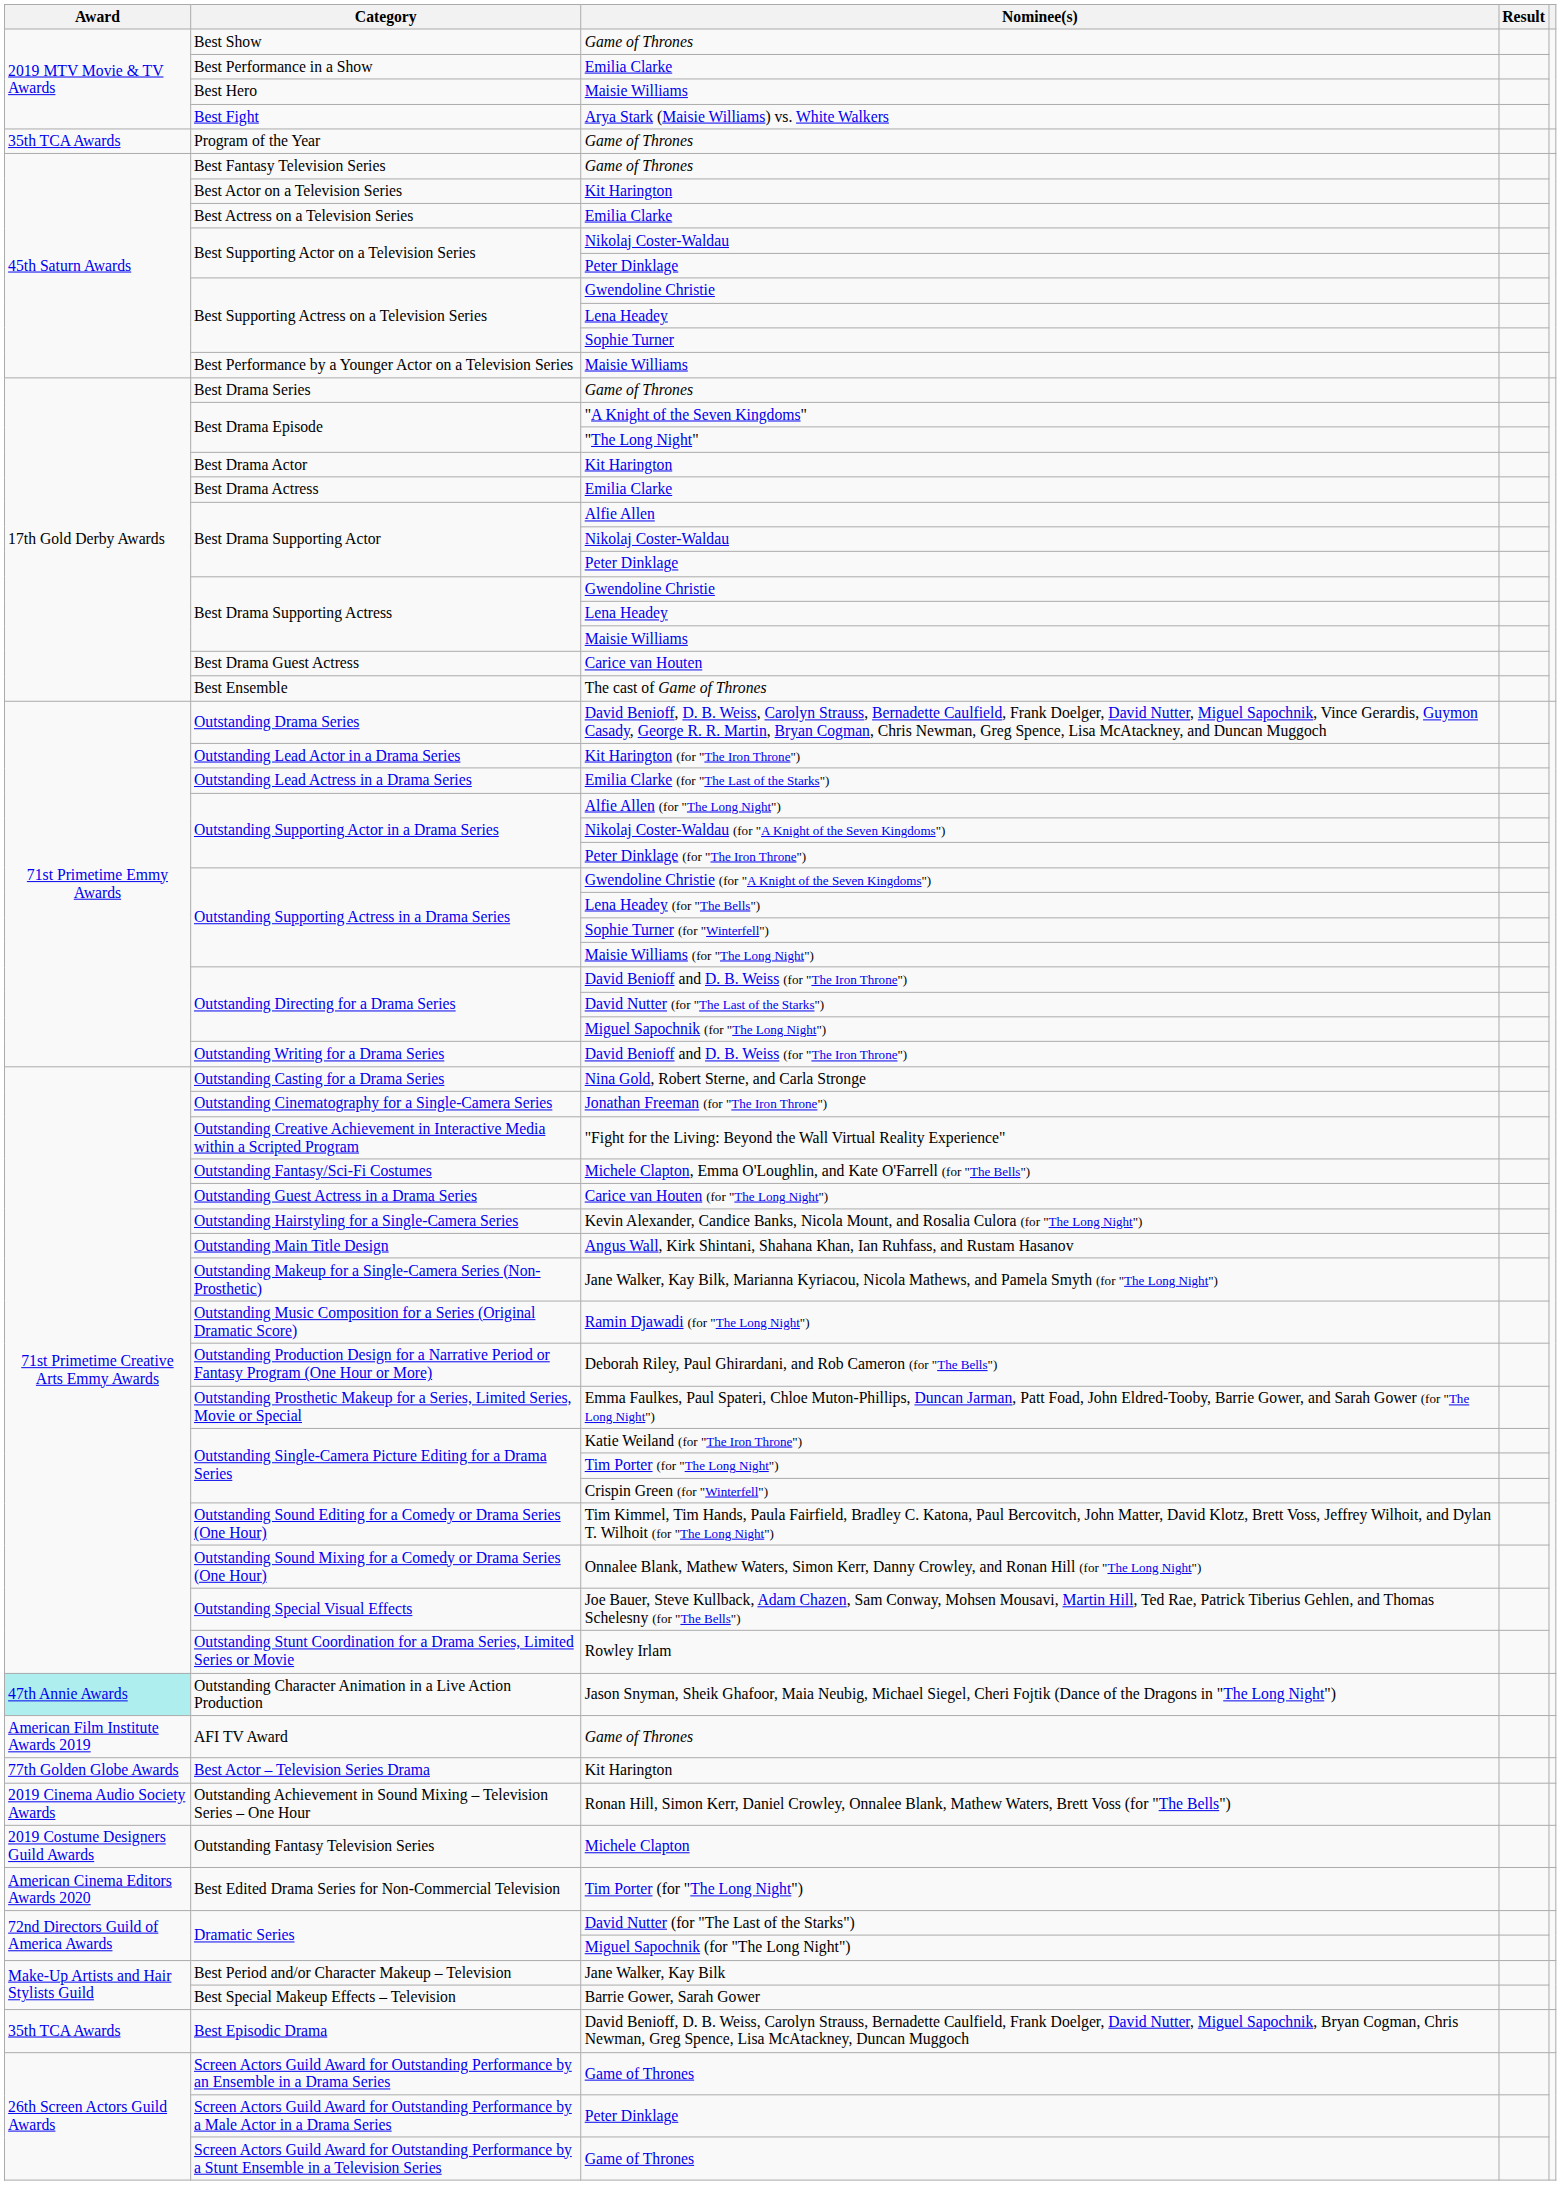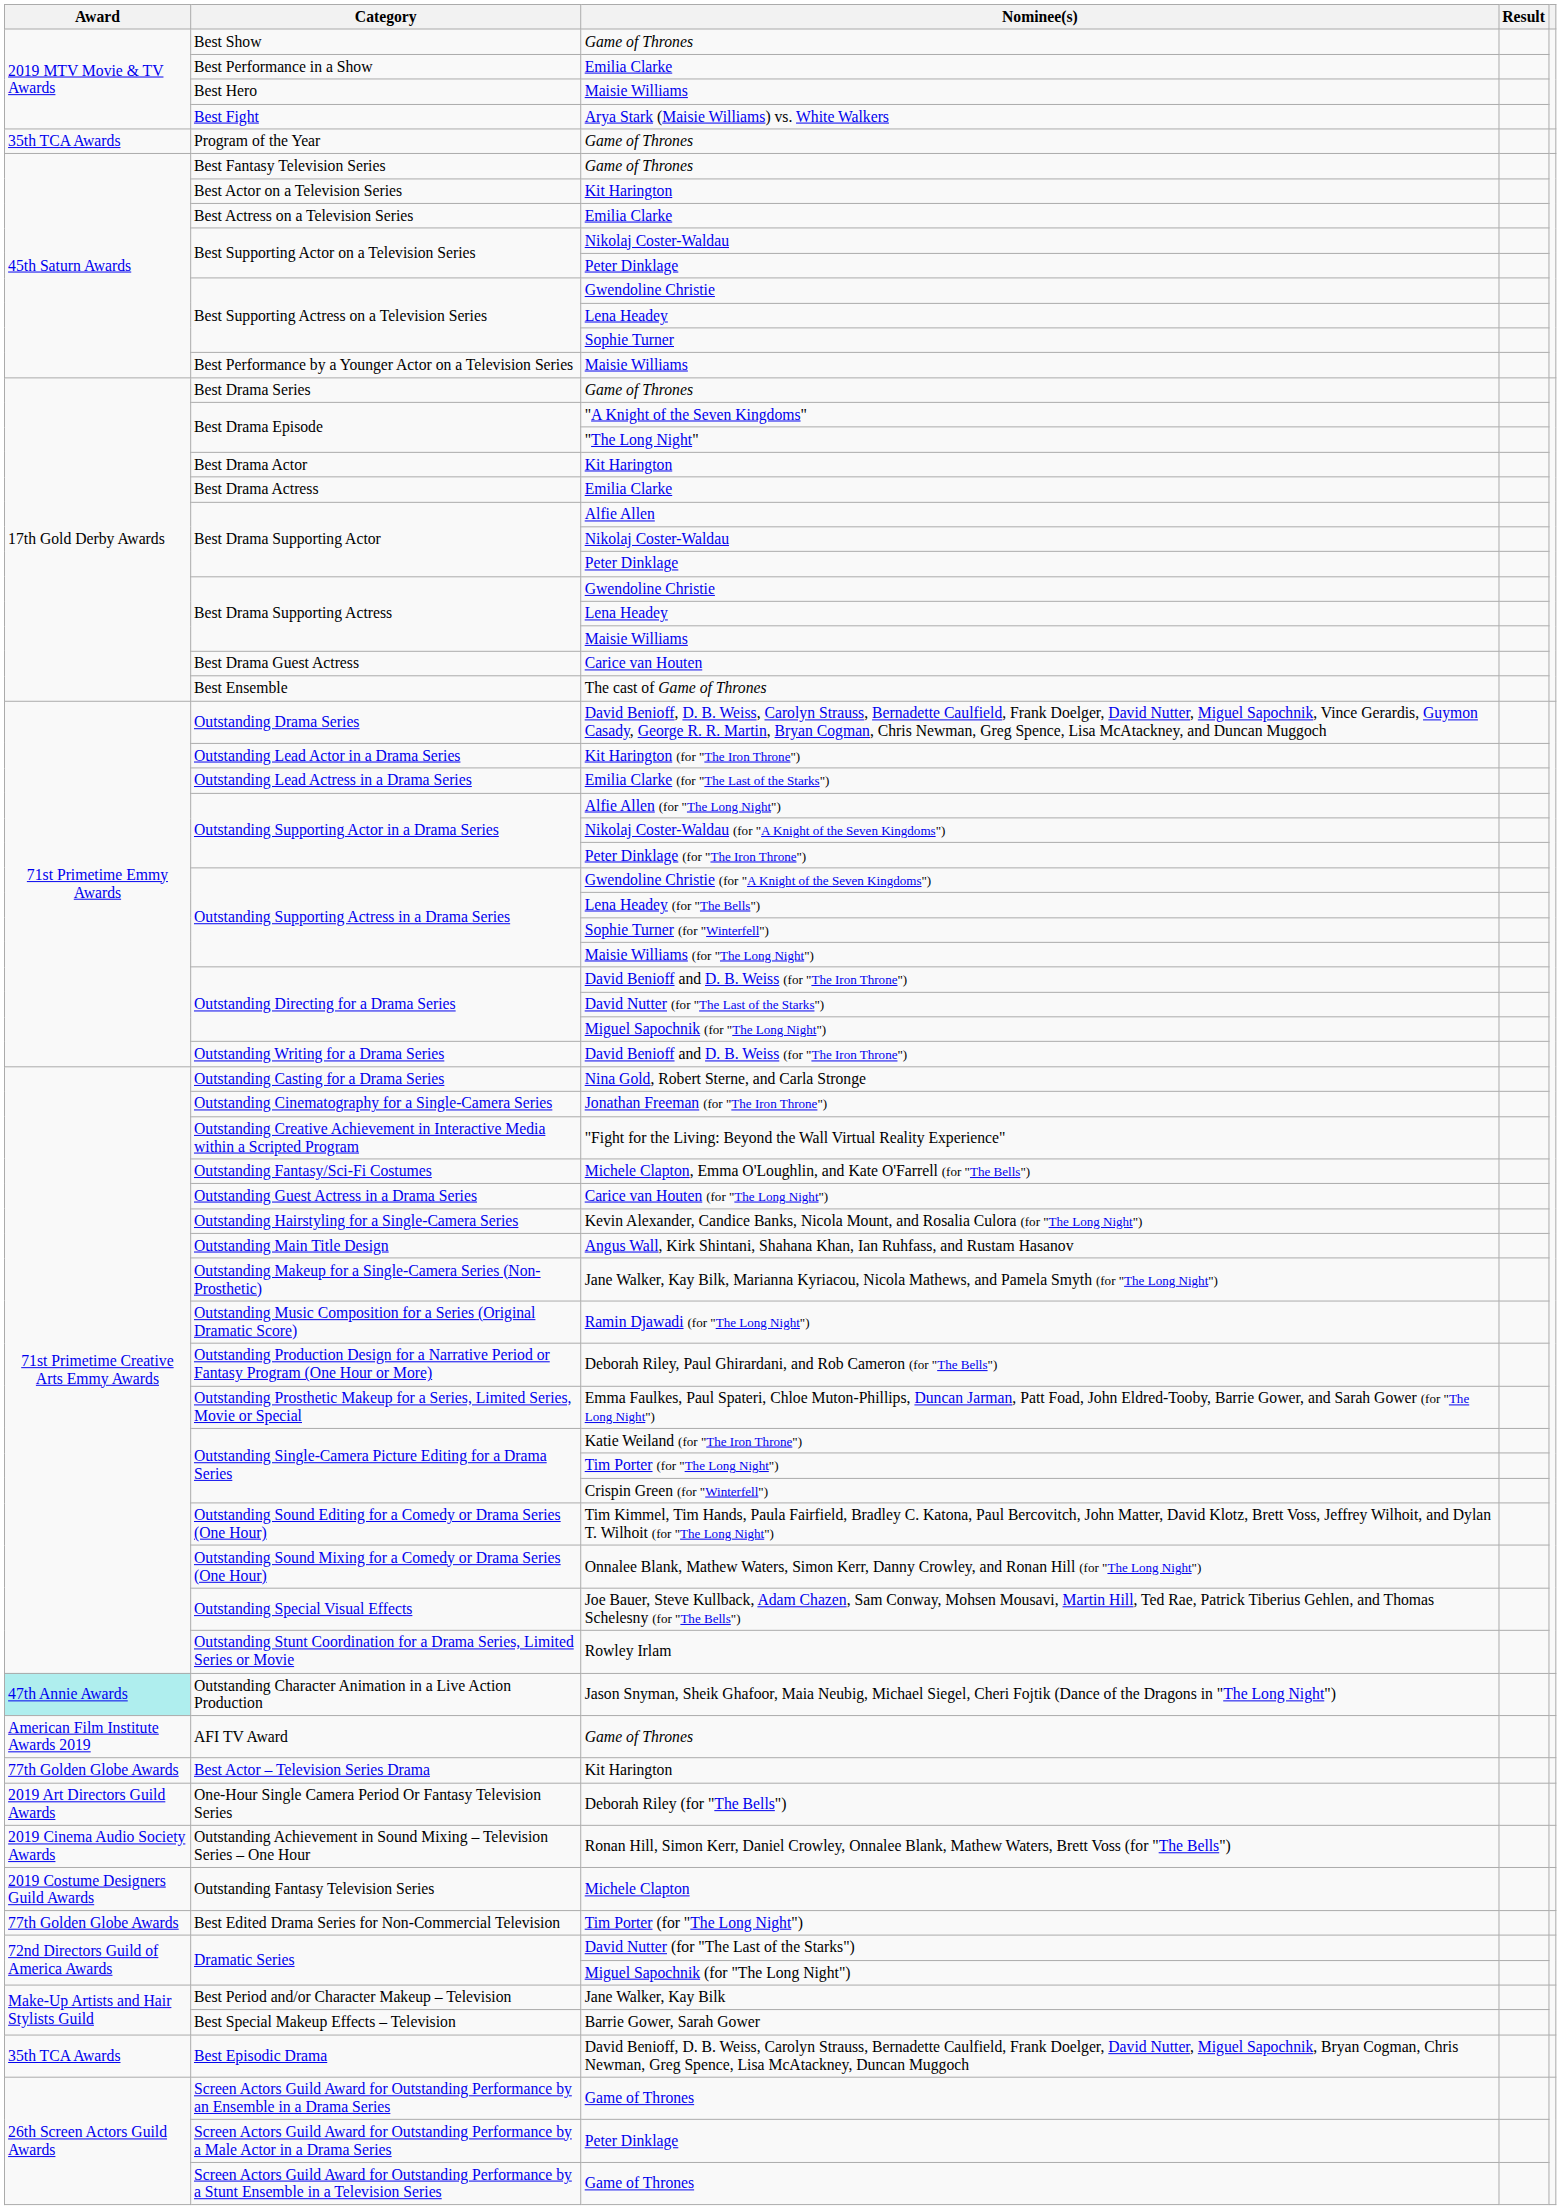+ row: (367, 1804)
(90, 1889) American Cinema Editors Awards 2020 -> (93, 1922) 77th Golden Globe Awards
